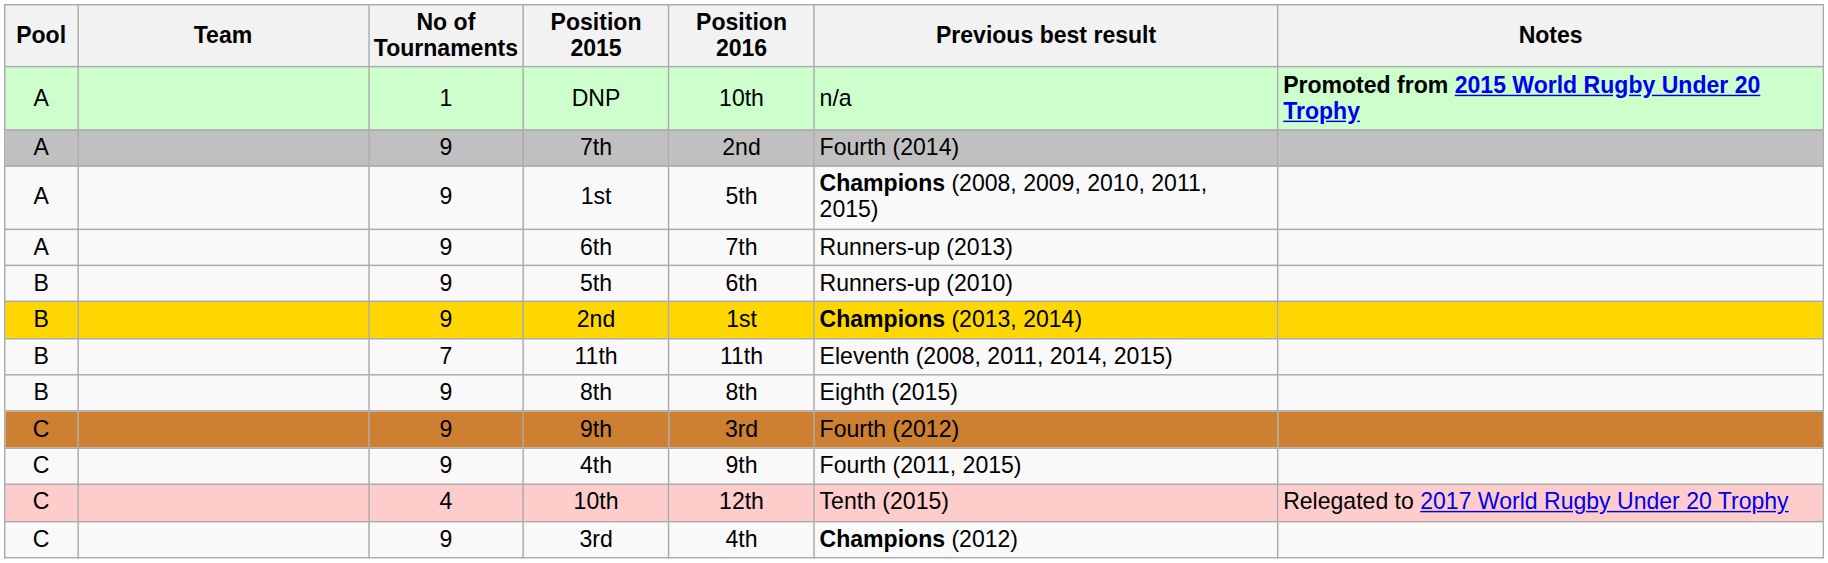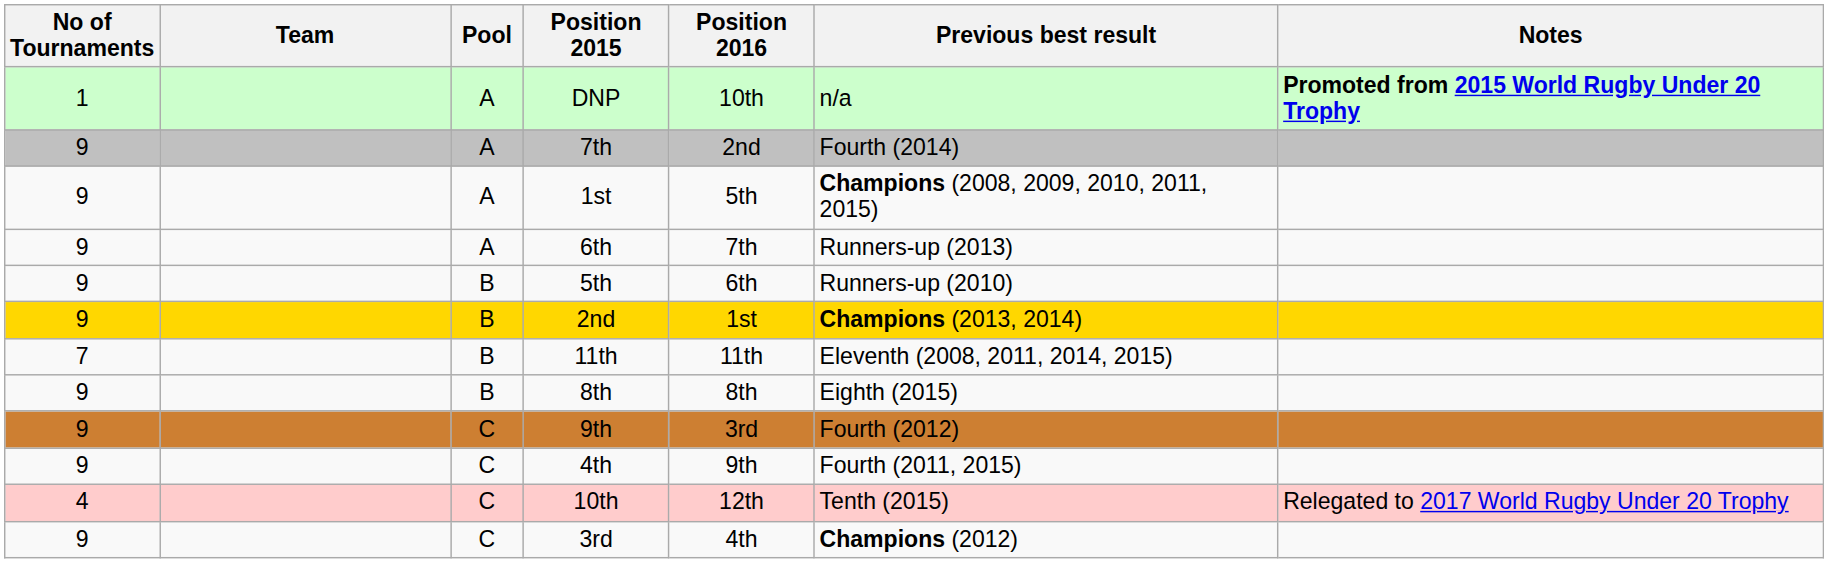columns swapped: (41, 35) <-> (446, 35)
